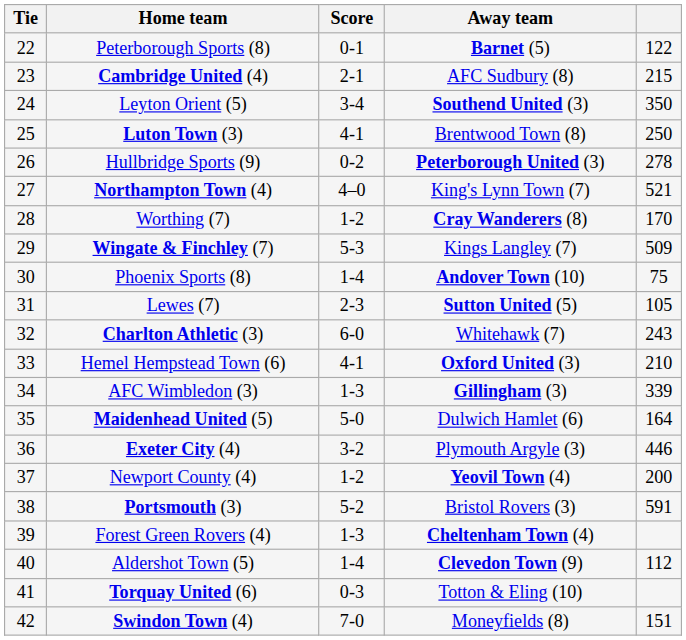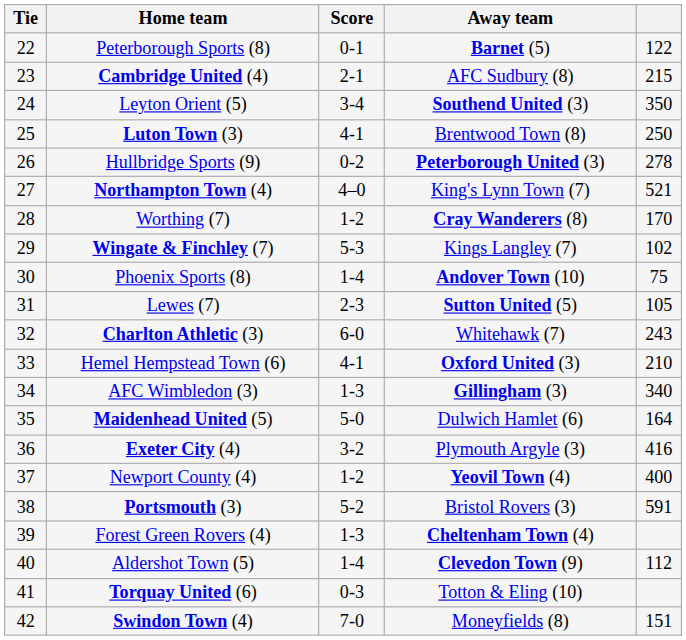(659, 248) 509 -> (659, 248) 102
(659, 391) 339 -> (659, 391) 340
(659, 448) 446 -> (659, 448) 416
(659, 477) 200 -> (659, 477) 400
